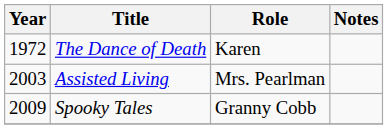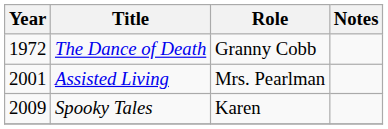(238, 49) Karen -> (266, 49) Granny Cobb
(28, 78) 2003 -> (28, 78) 2001
(266, 108) Granny Cobb -> (238, 108) Karen
